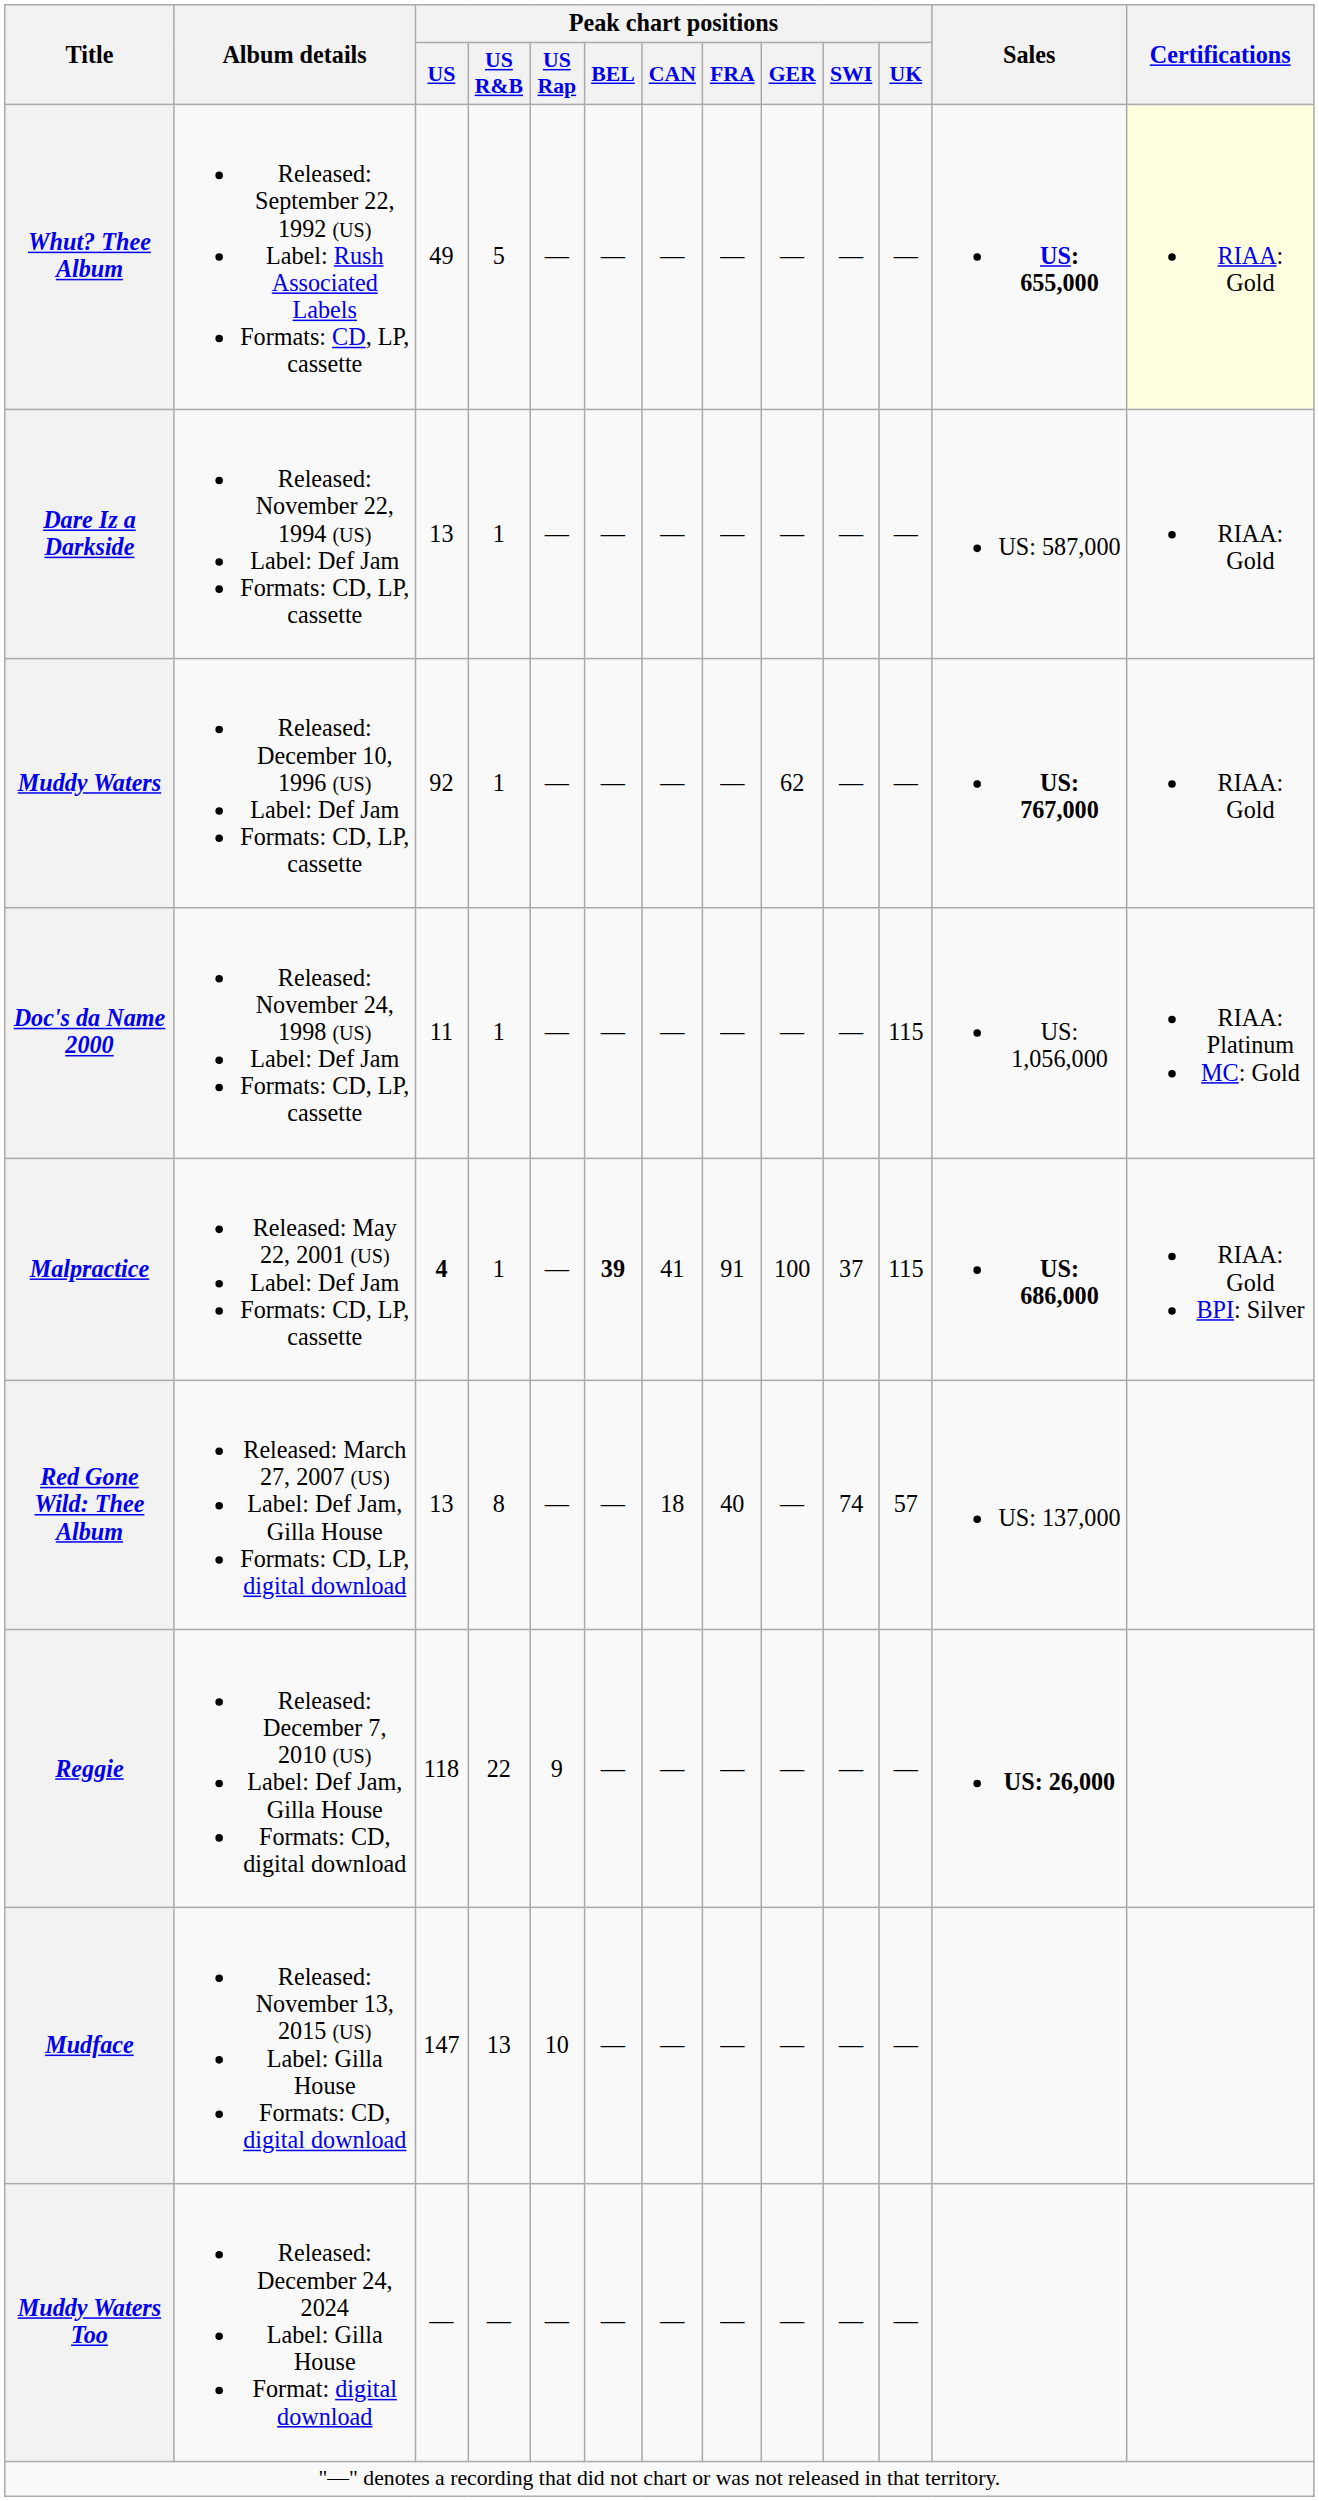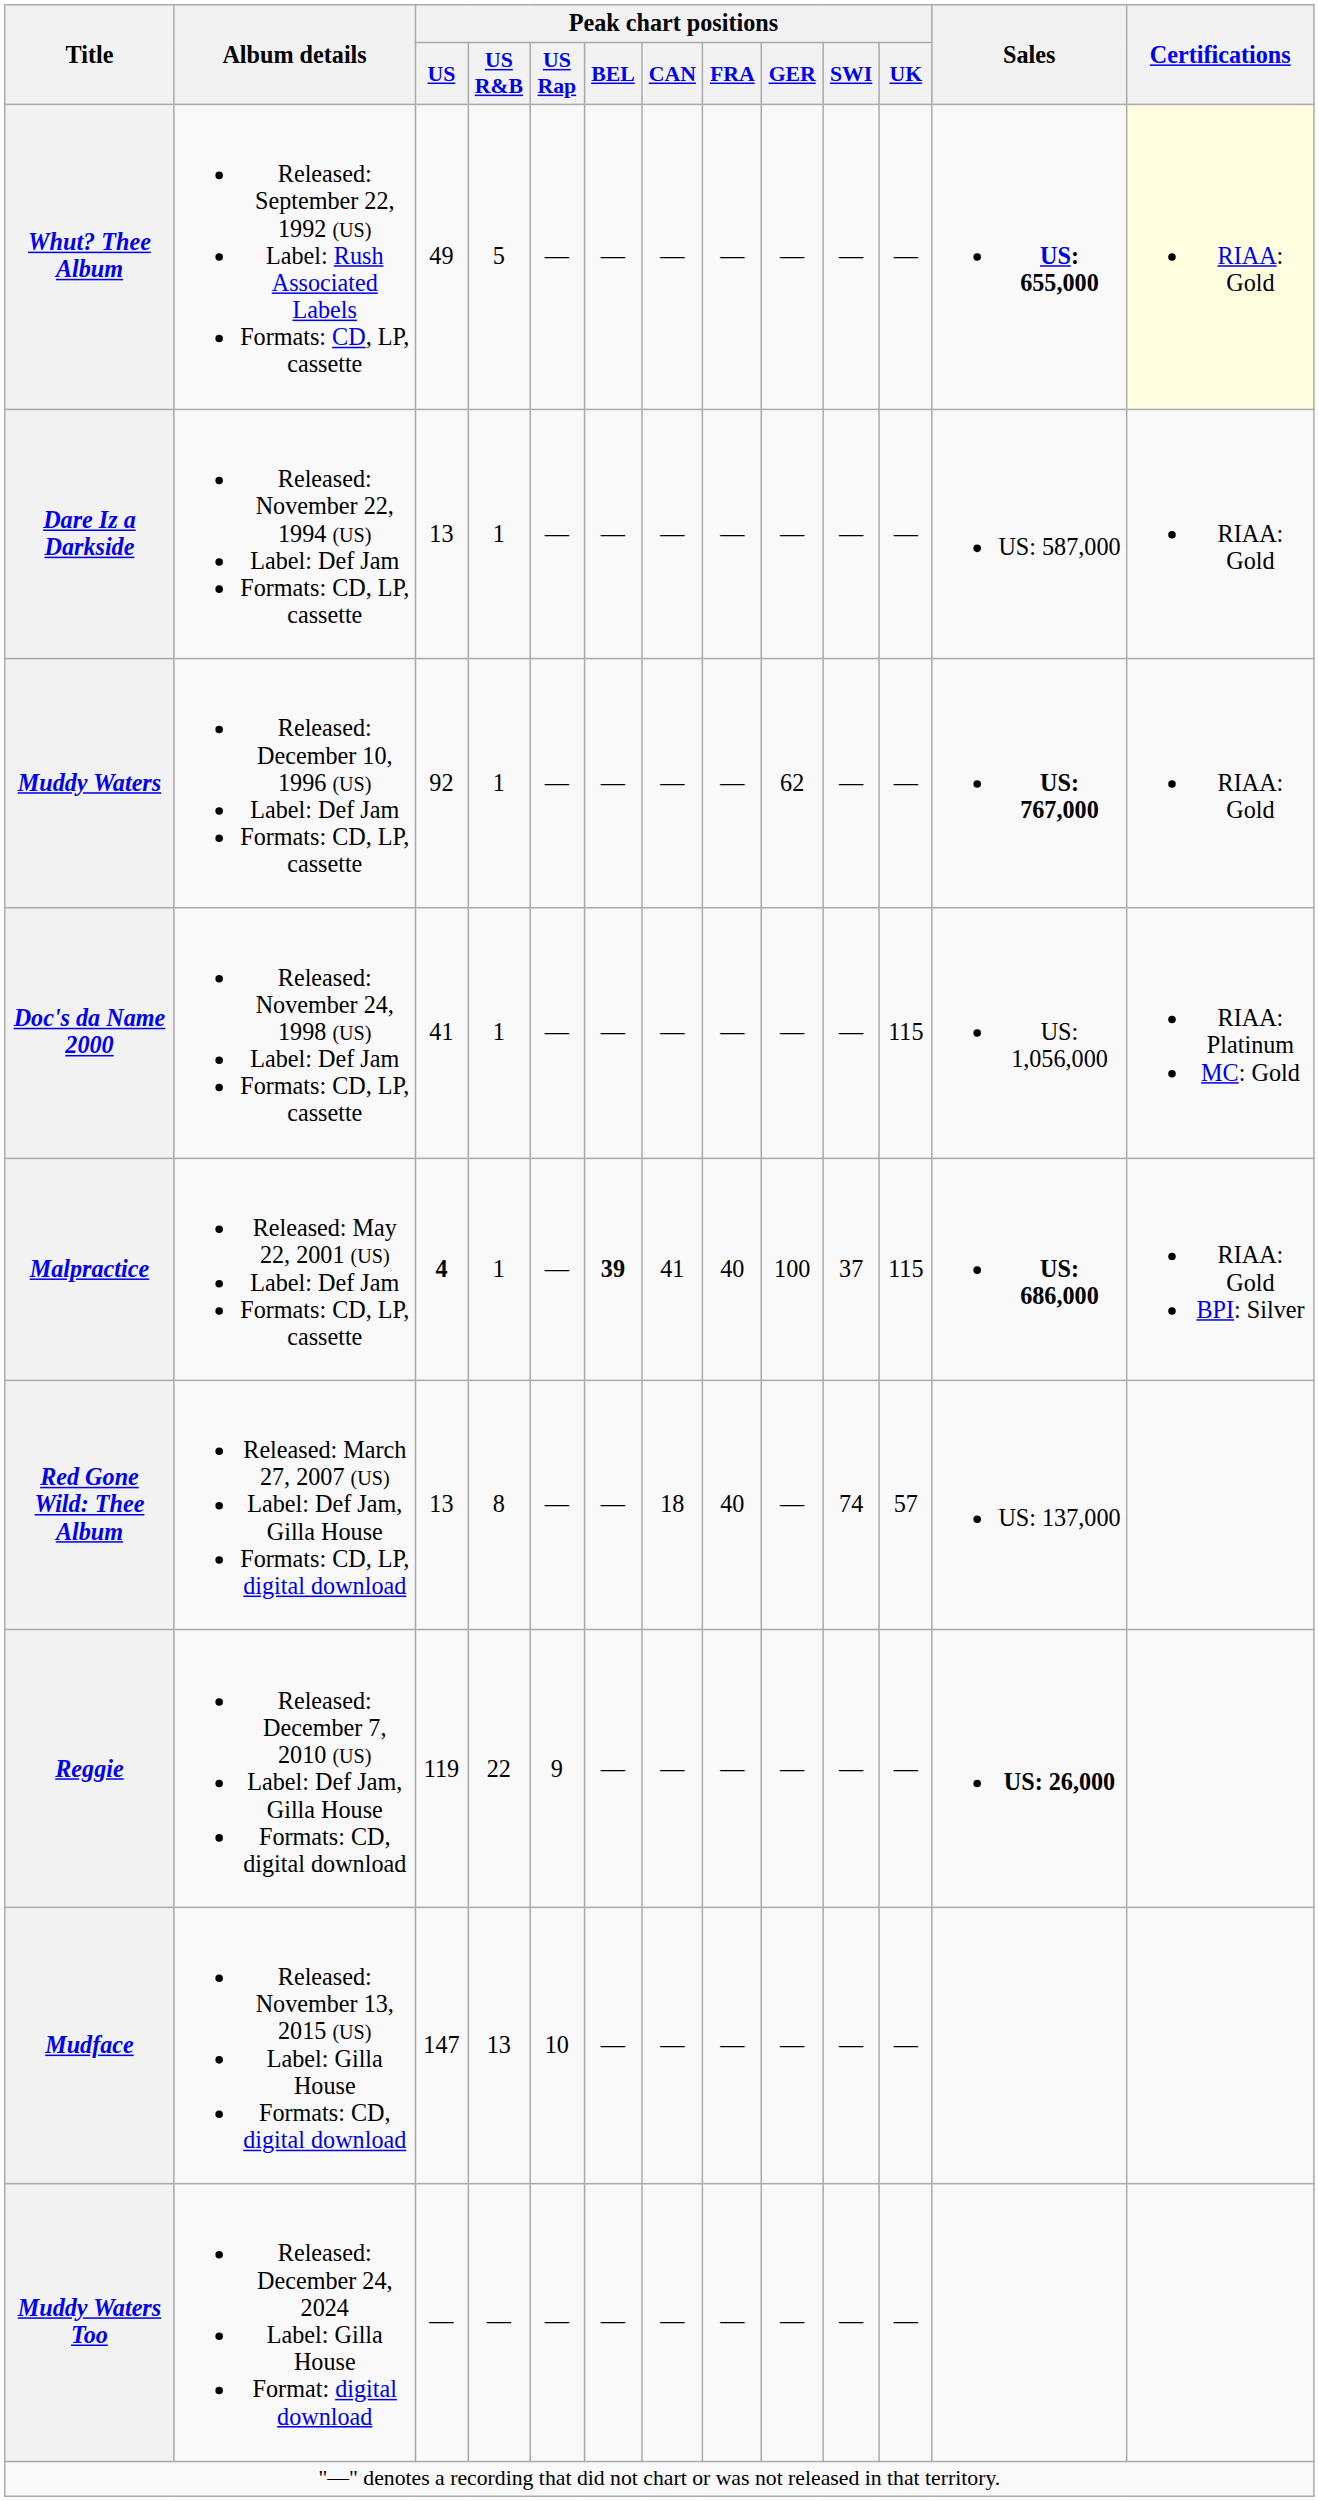(441, 1032) 11 -> (441, 1032) 41
(732, 1268) 91 -> (732, 1268) 40
(441, 1768) 118 -> (441, 1768) 119
